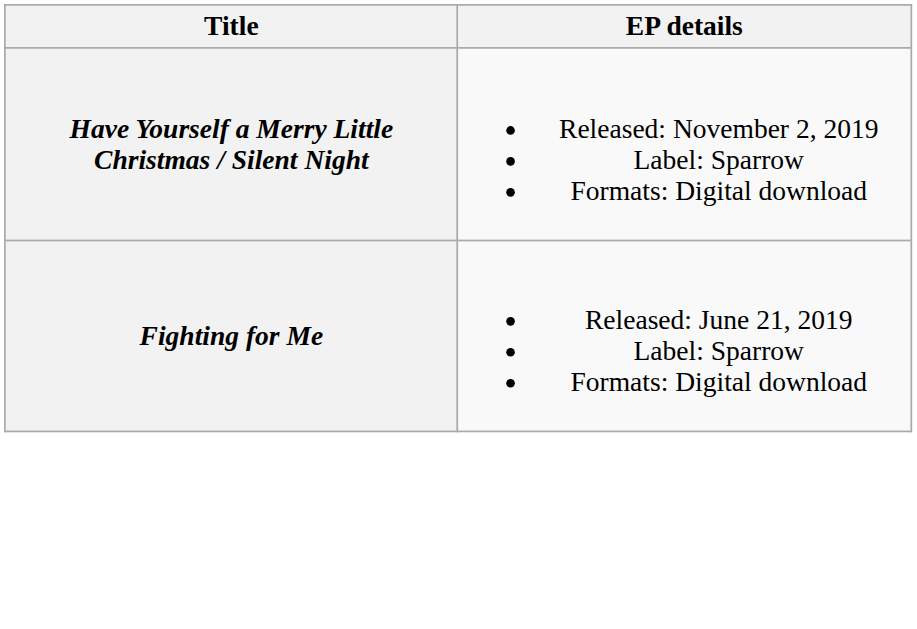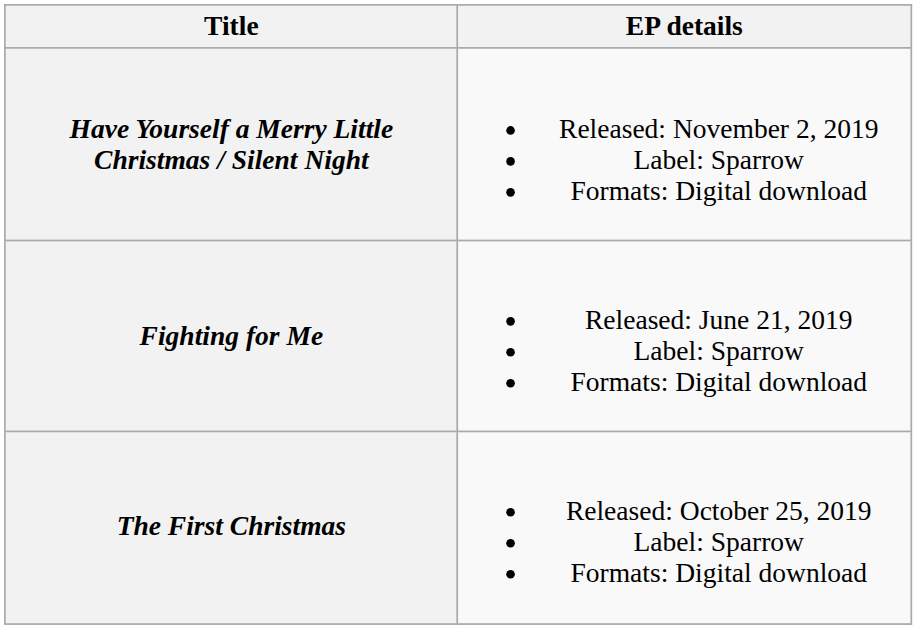+ row: (231, 527)
